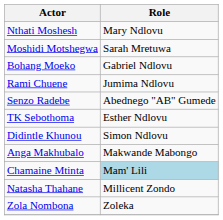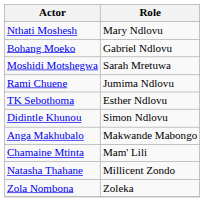rows swapped: (41, 65) <-> (52, 48)
- row: (38, 100)
(125, 170) lightblue background -> (125, 153) no background
